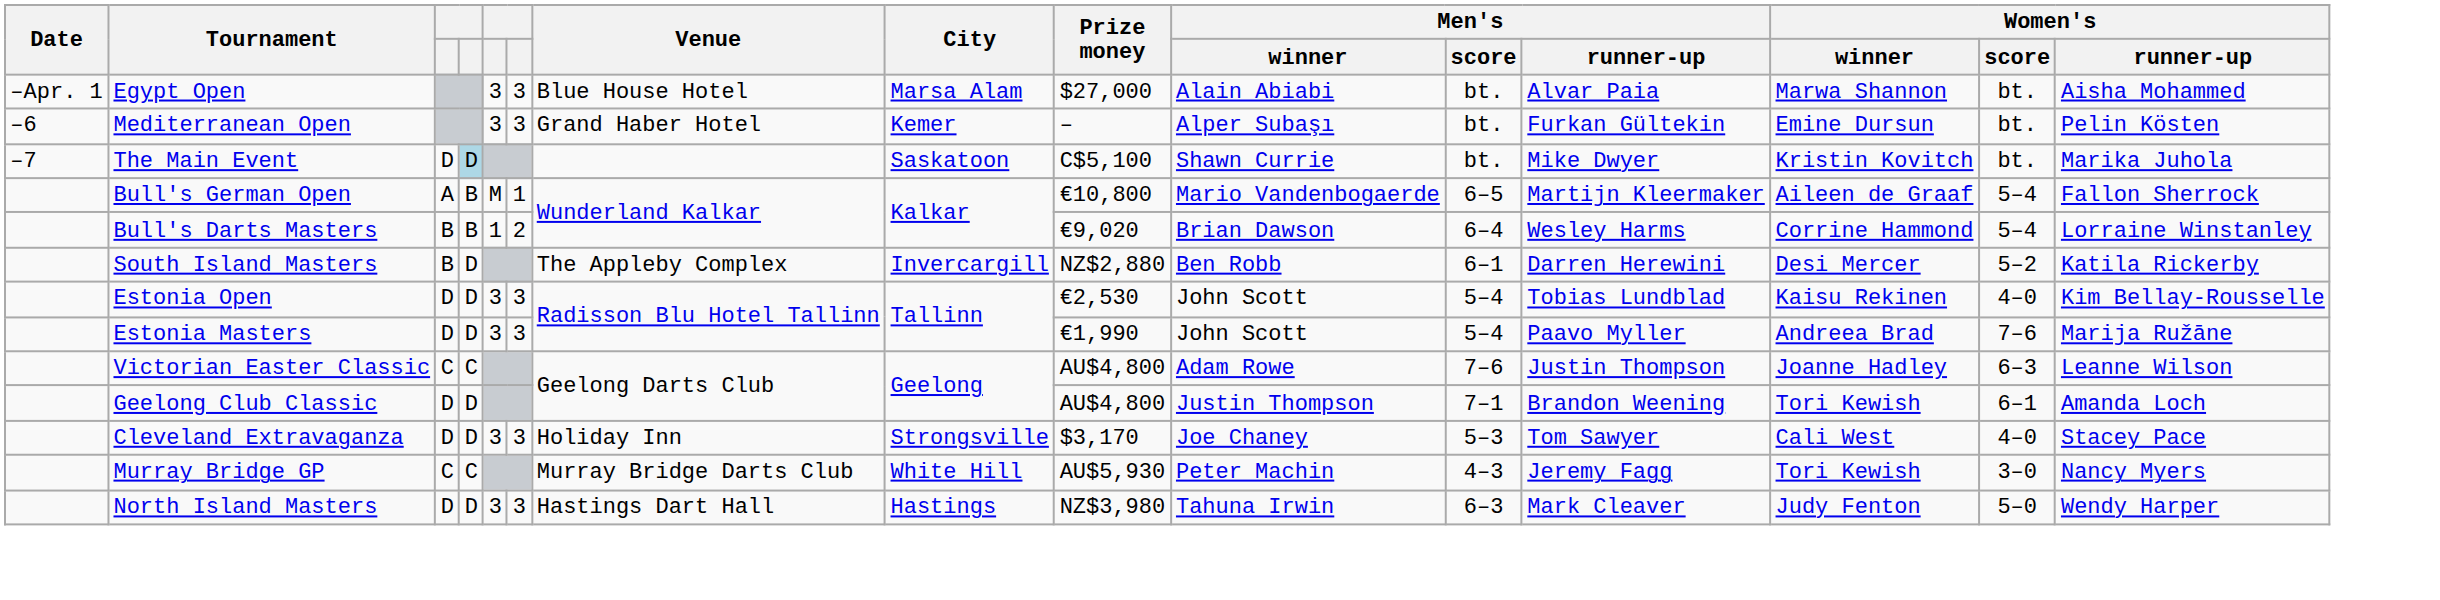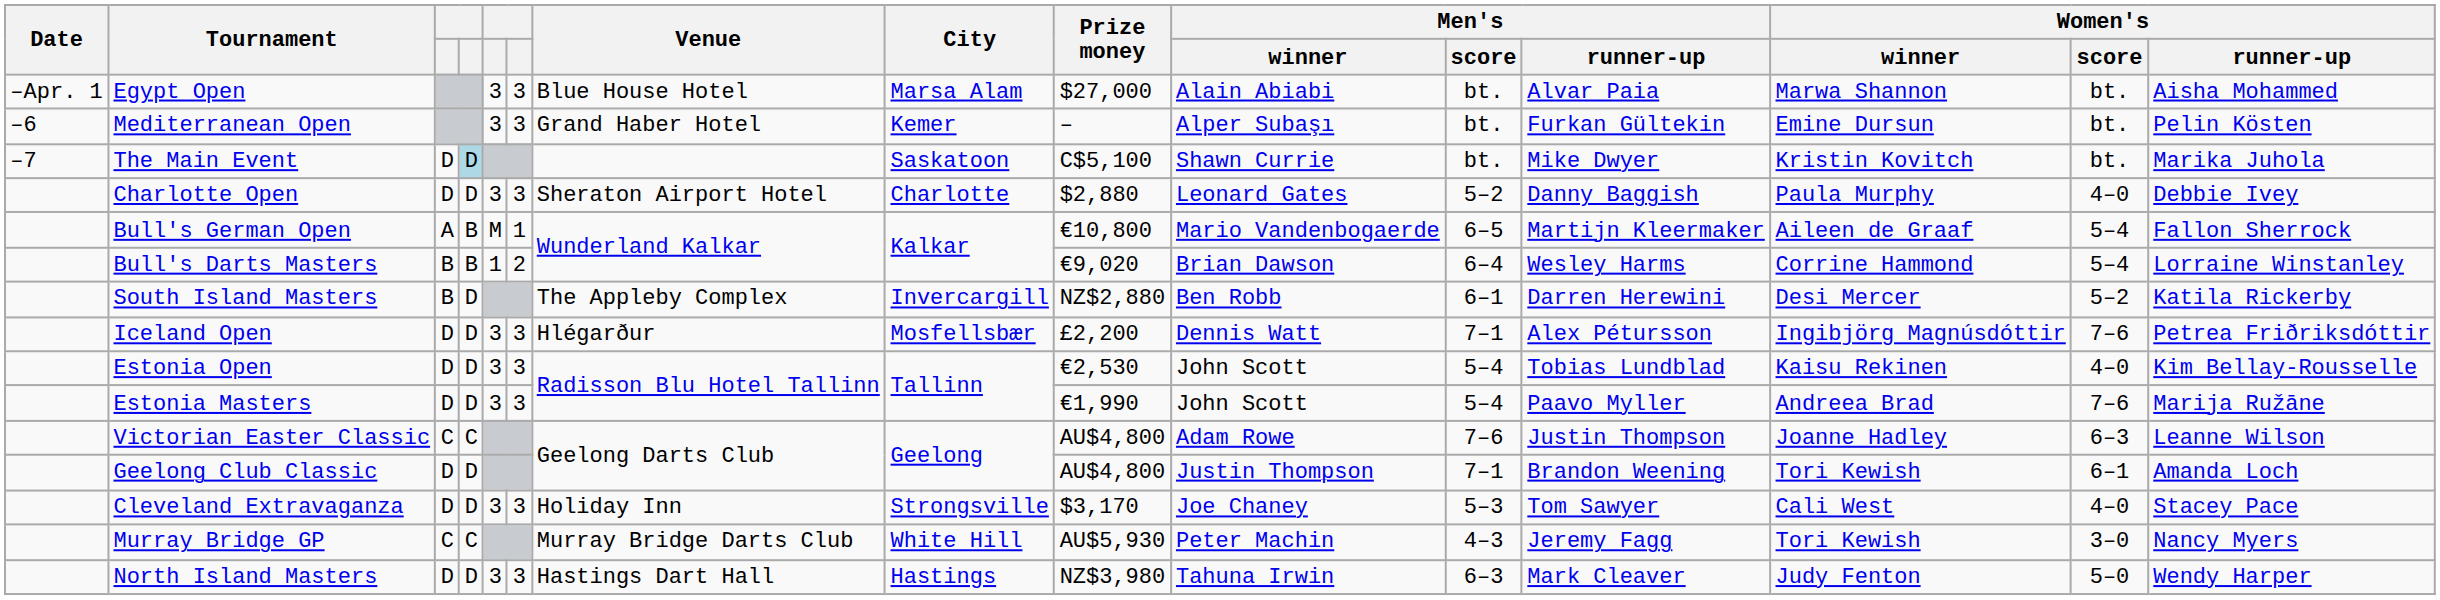+ row: (206, 196)
+ row: (193, 334)
